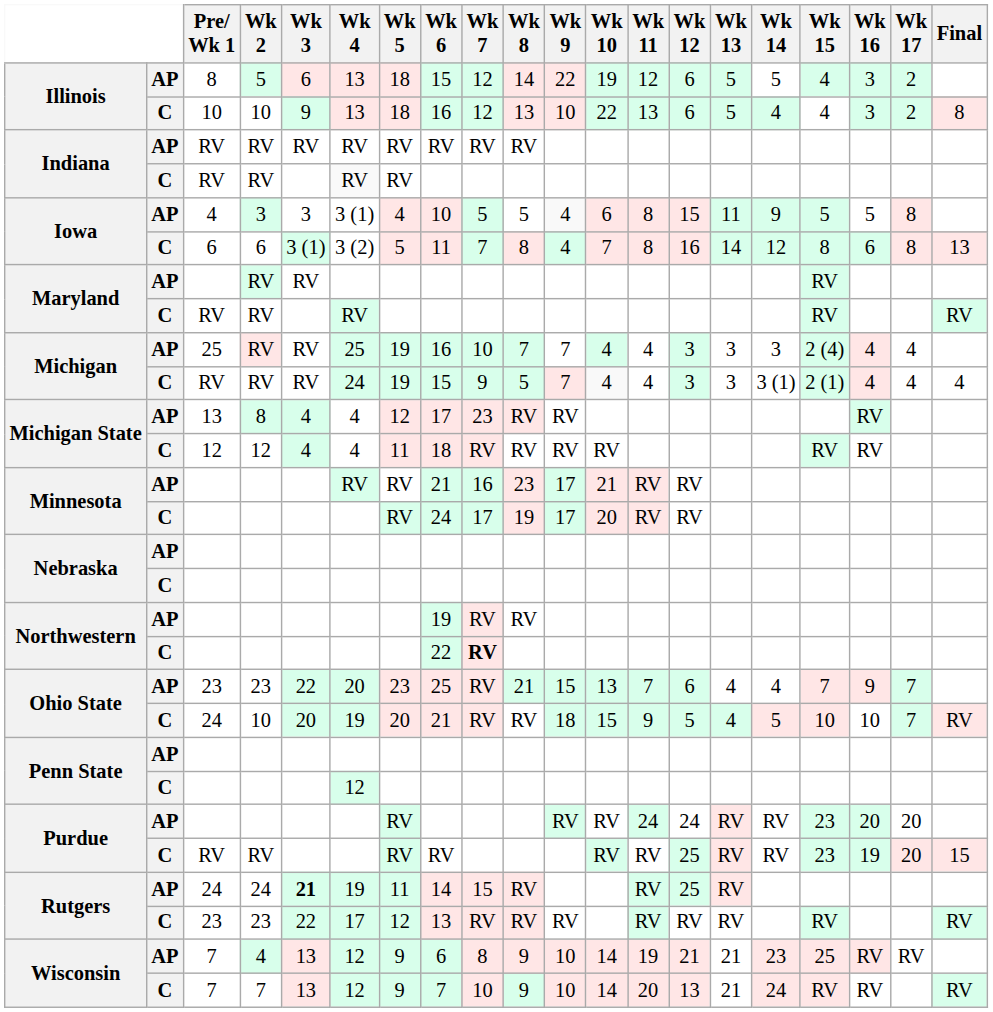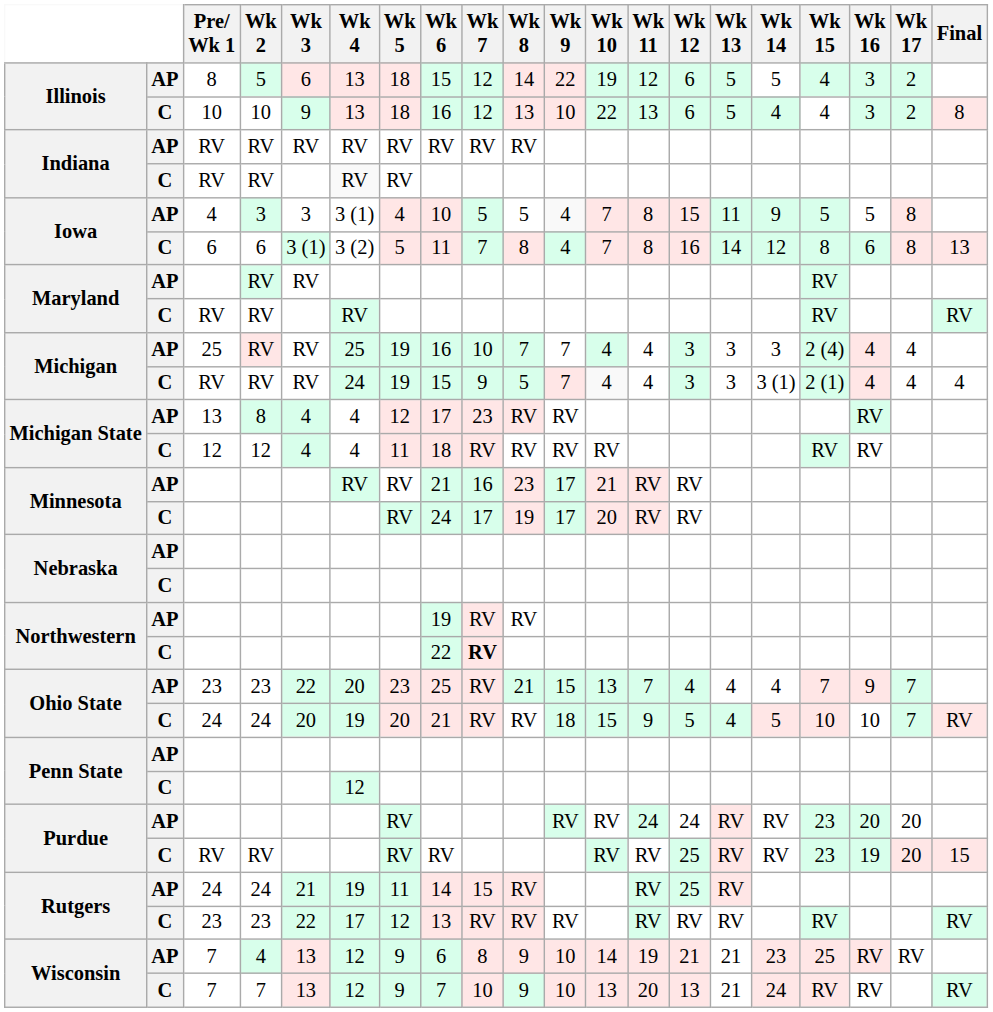(607, 214) 6 -> (607, 214) 7
(689, 686) 6 -> (689, 686) 4
(261, 720) 10 -> (261, 720) 24
(306, 889) bold -> (306, 889) normal
(607, 990) 14 -> (607, 990) 13
